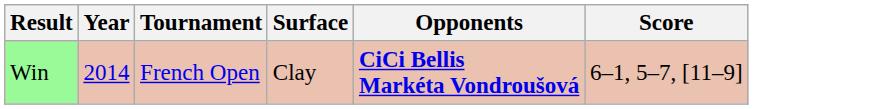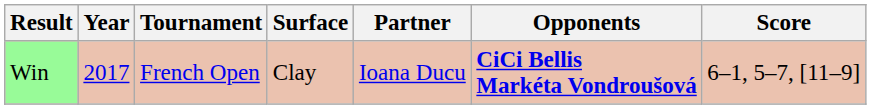+ column: (412, 22)
(106, 72) 2014 -> (106, 72) 2017
